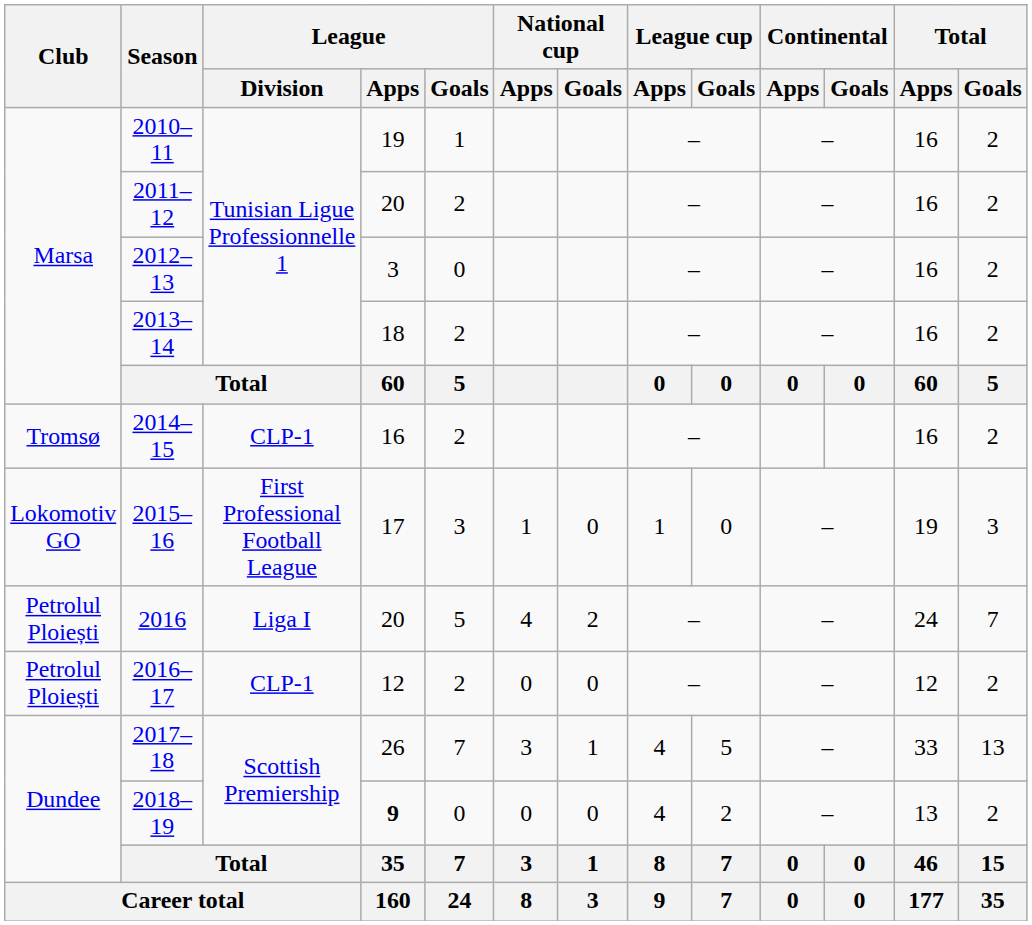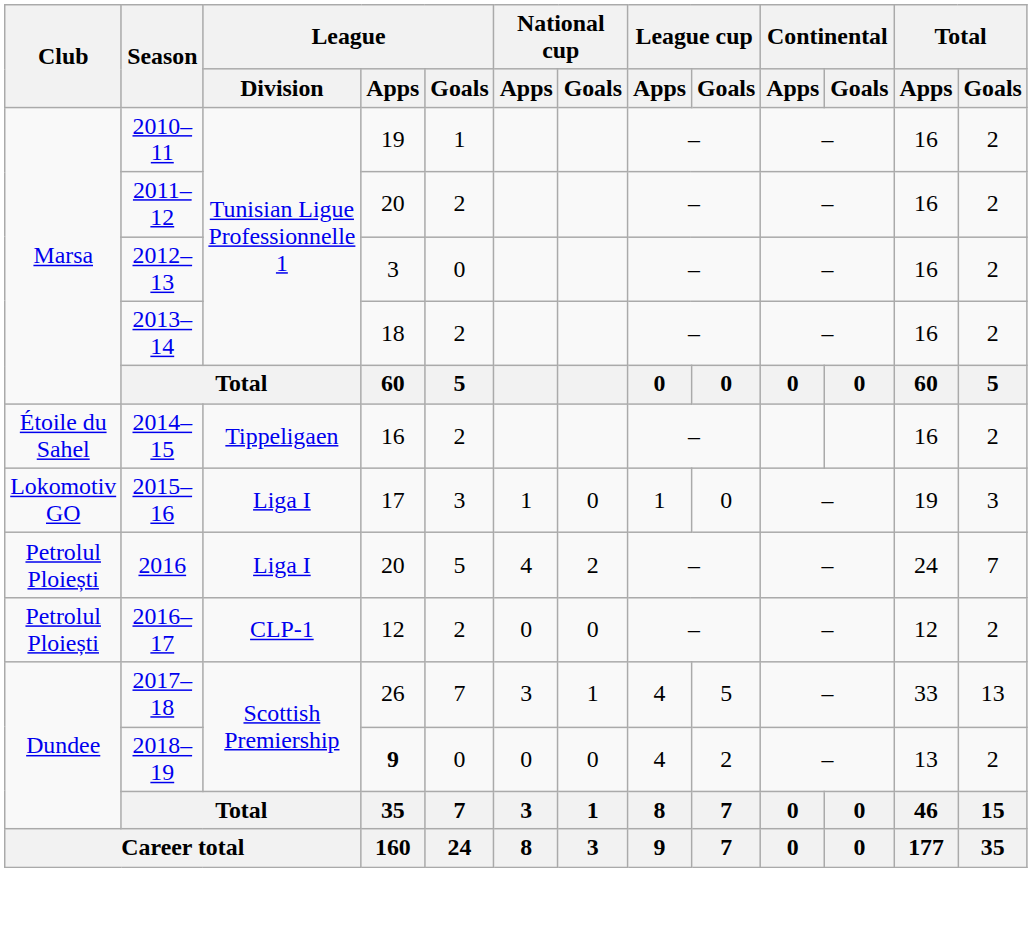(63, 435) Tromsø -> (63, 435) Étoile du Sahel
(282, 435) CLP-1 -> (282, 435) Tippeligaen
(282, 527) First Professional Football League -> (282, 500) Liga I
